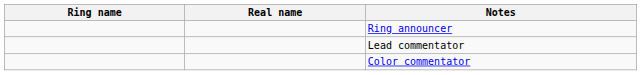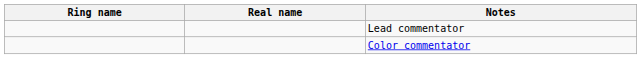- row: (410, 29)
